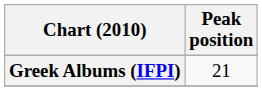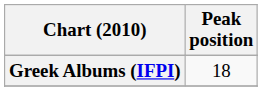(221, 70) 21 -> (221, 70) 18
